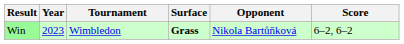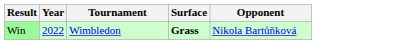- column: (355, 13)
(53, 30) 2023 -> (53, 30) 2022
